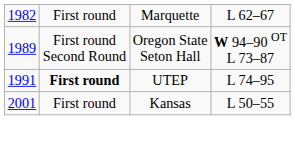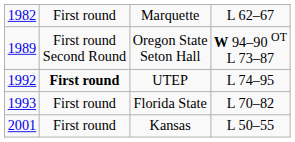(22, 80) 1991 -> (22, 80) 1992
+ row: (170, 103)
